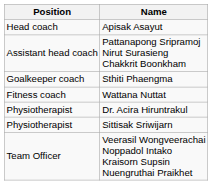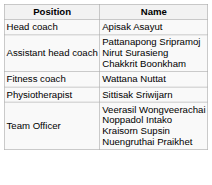- row: (137, 79)
- row: (145, 109)
